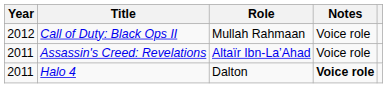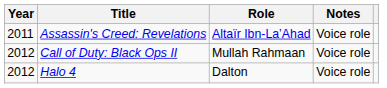rows swapped: (123, 53) <-> (109, 33)
(20, 72) 2011 -> (21, 72) 2012
(345, 72) bold -> (343, 72) normal
